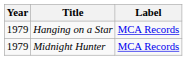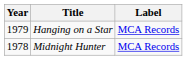(18, 47) 1979 -> (18, 47) 1978
